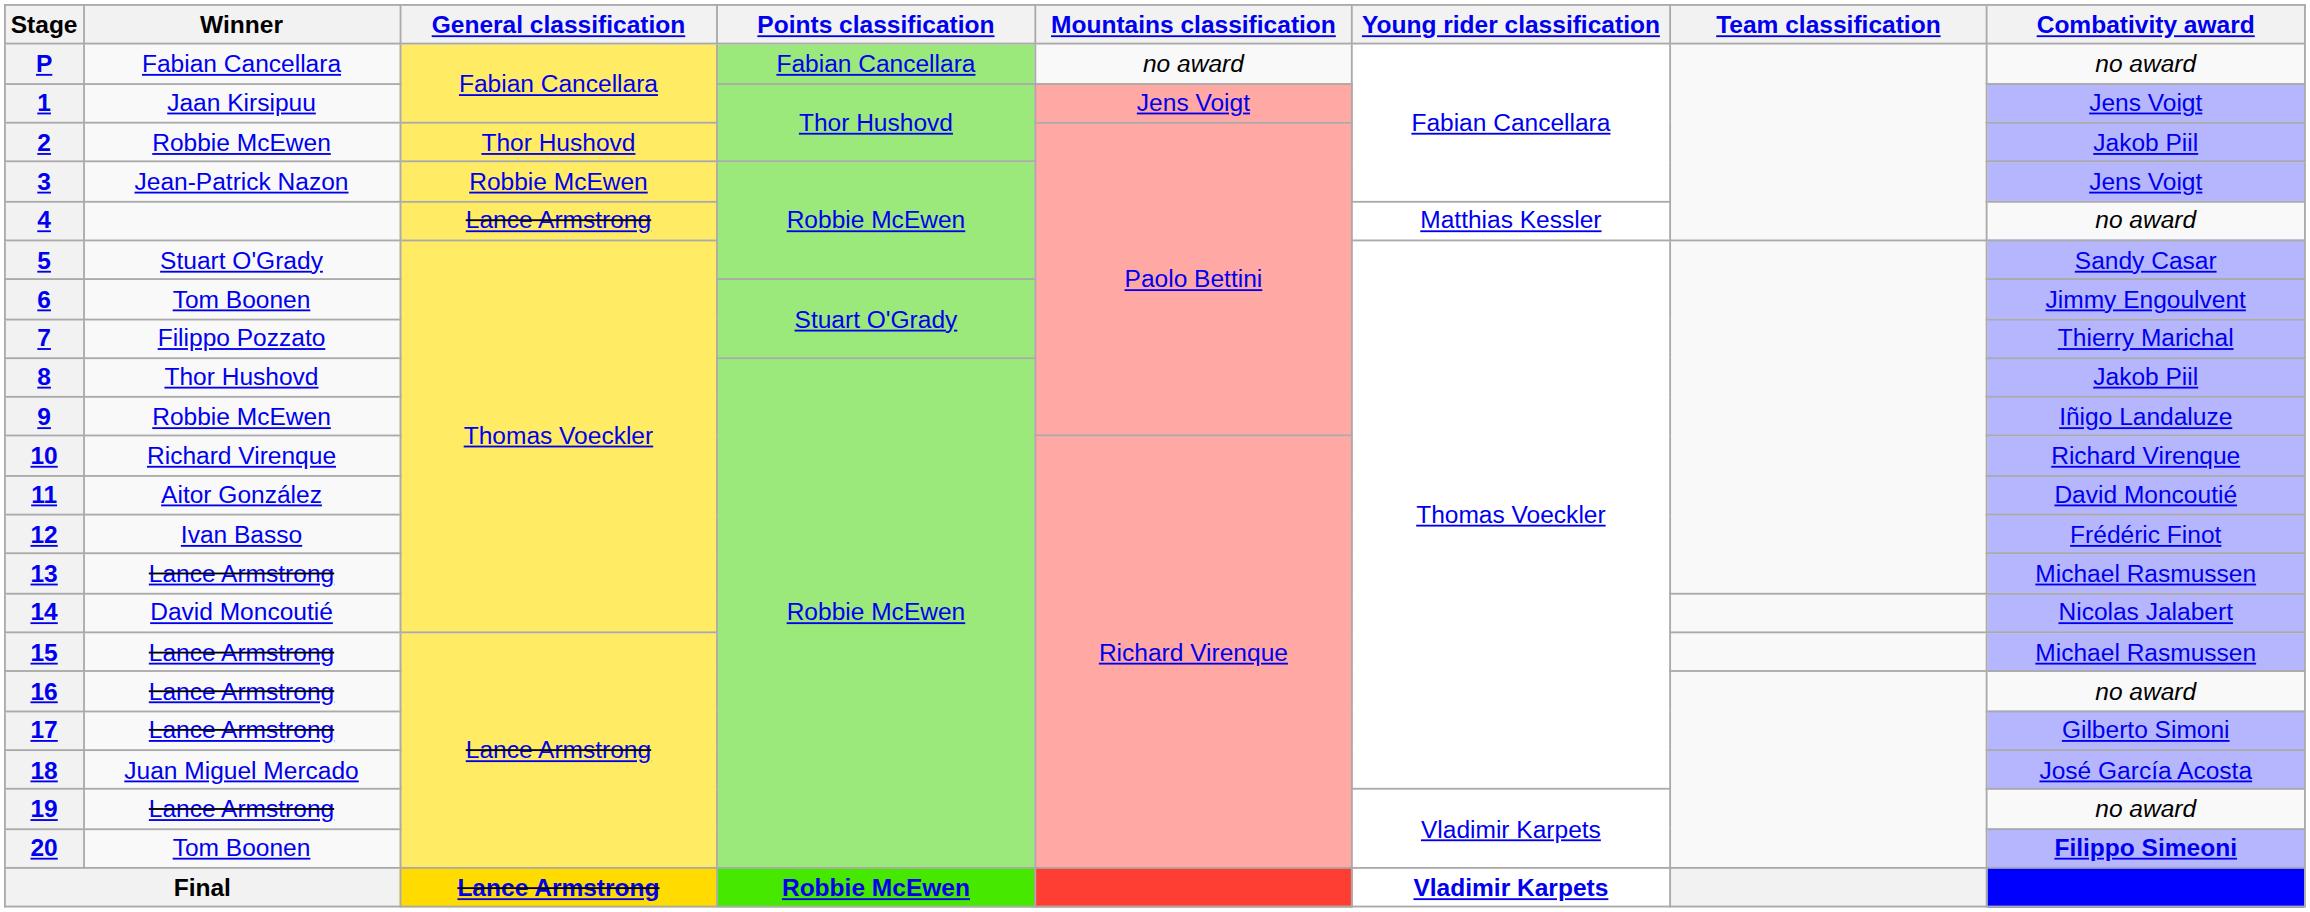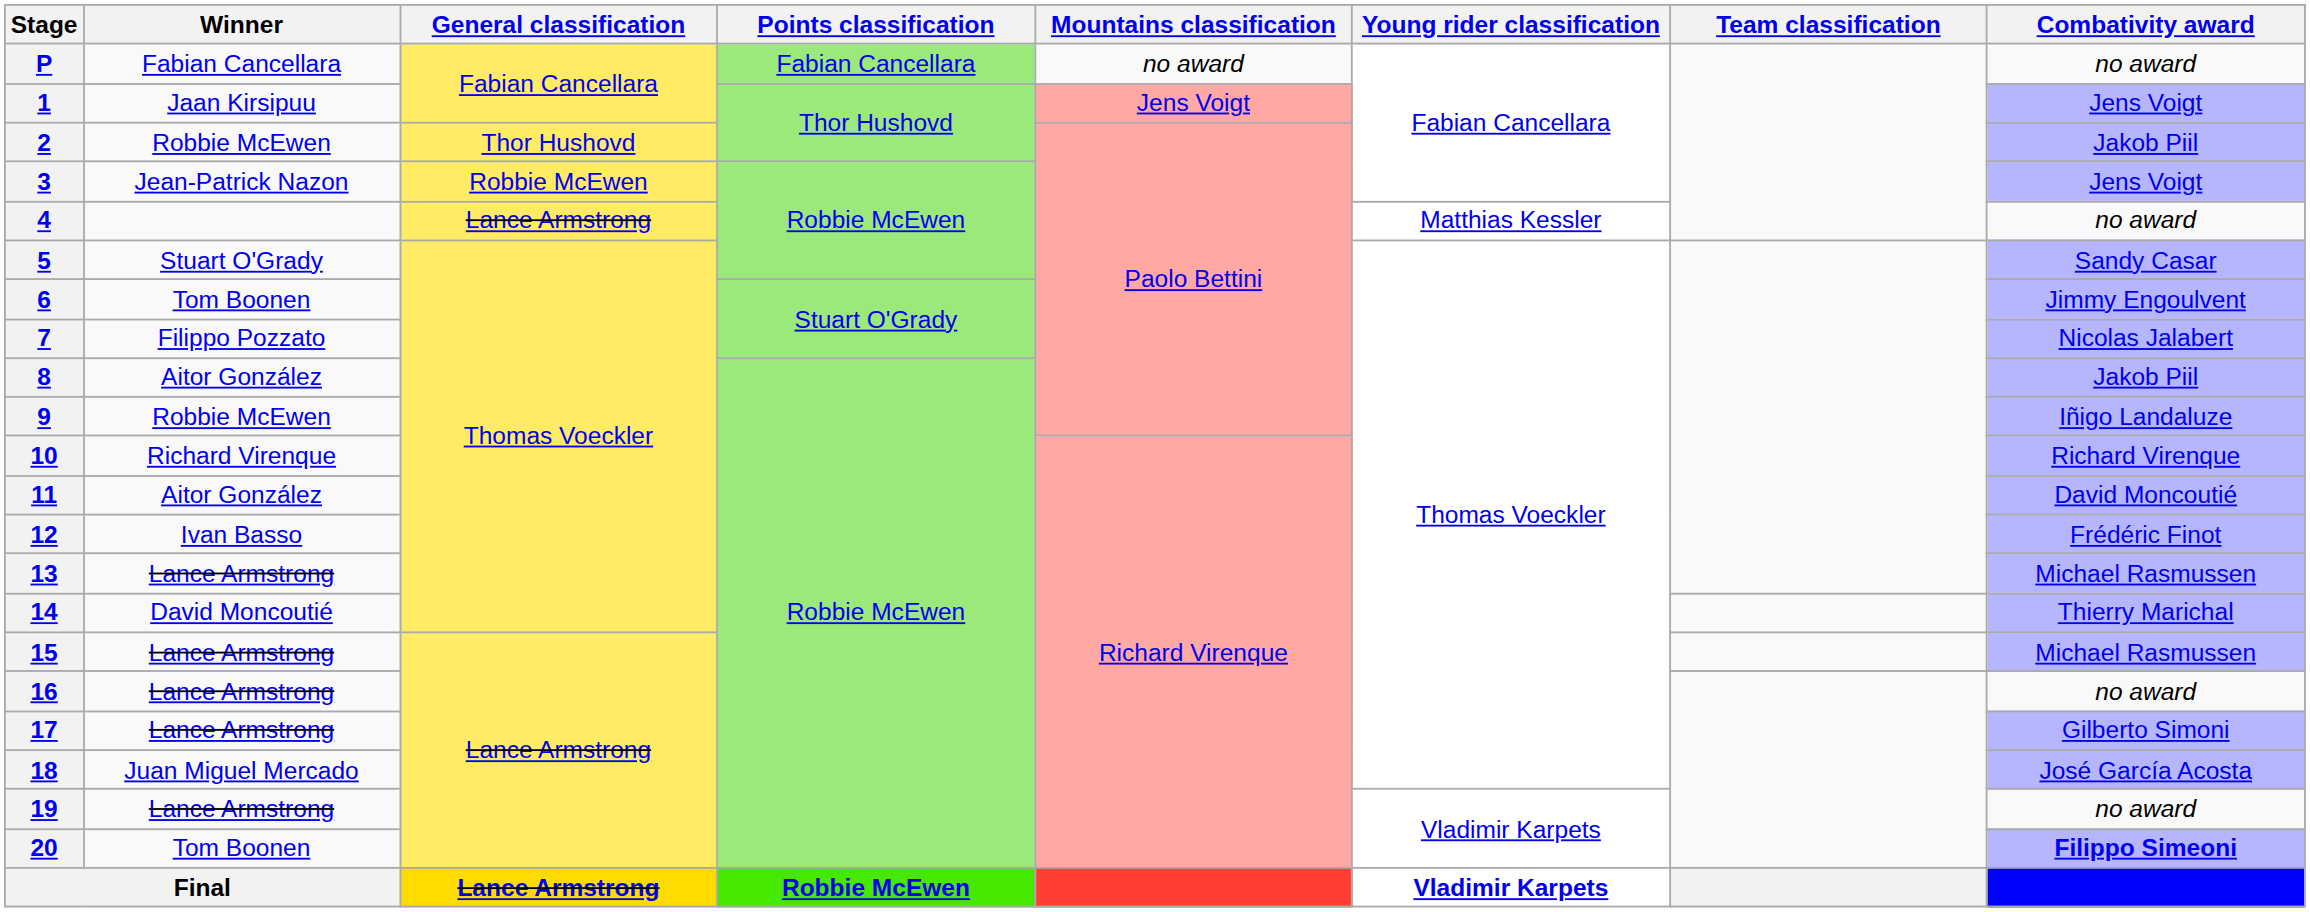(2146, 339) Thierry Marichal -> (2146, 339) Nicolas Jalabert
(242, 378) Thor Hushovd -> (242, 378) Aitor González
(2146, 613) Nicolas Jalabert -> (2146, 613) Thierry Marichal
